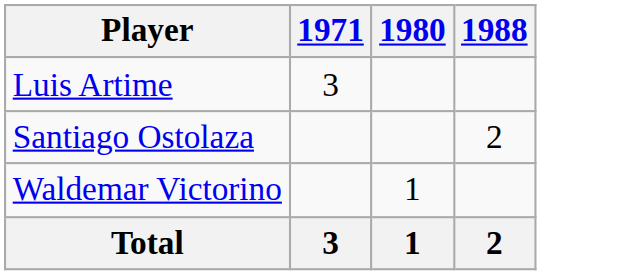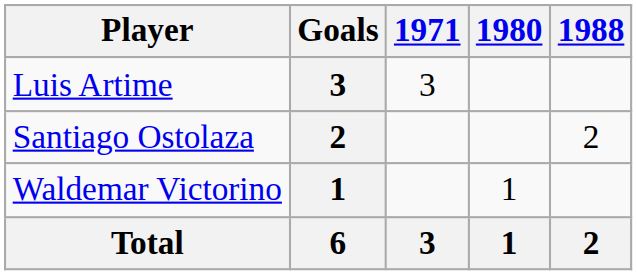+ column: (338, 30)
